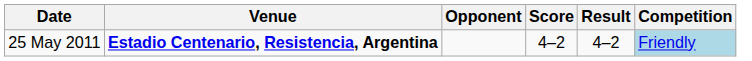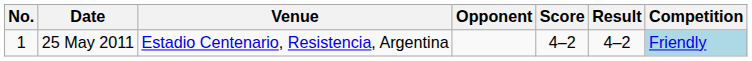+ column: (21, 17)
(273, 42) bold -> (295, 42) normal
